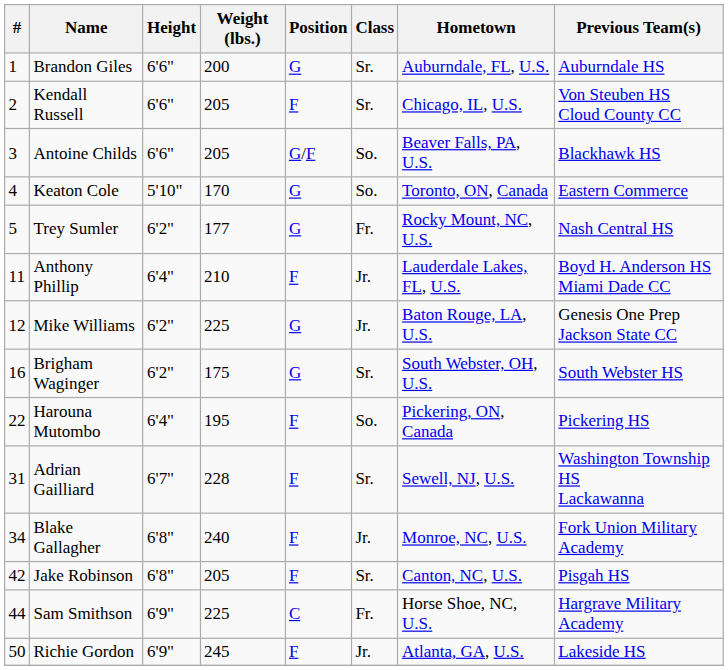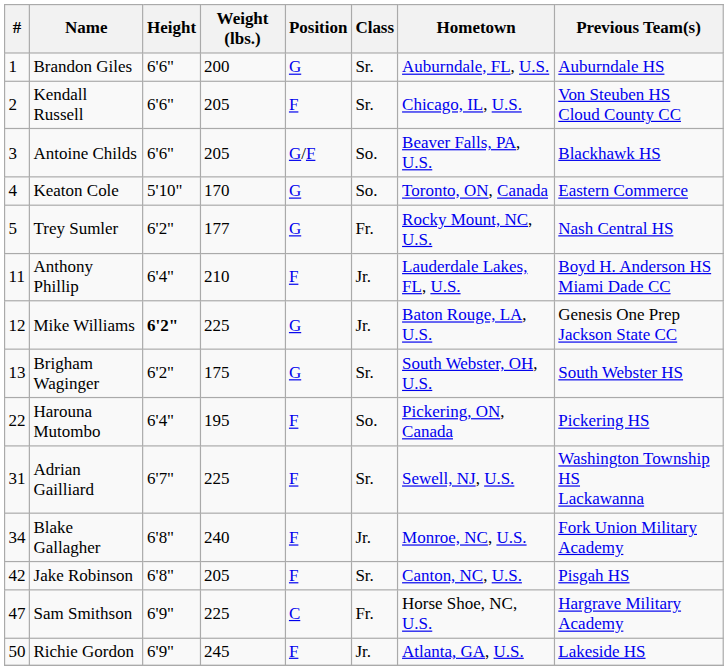(161, 325) normal -> (163, 325) bold
(17, 373) 16 -> (17, 373) 13
(217, 479) 228 -> (217, 479) 225
(17, 613) 44 -> (17, 613) 47
